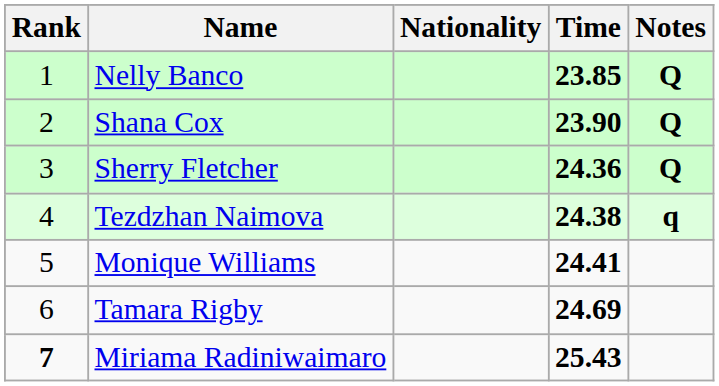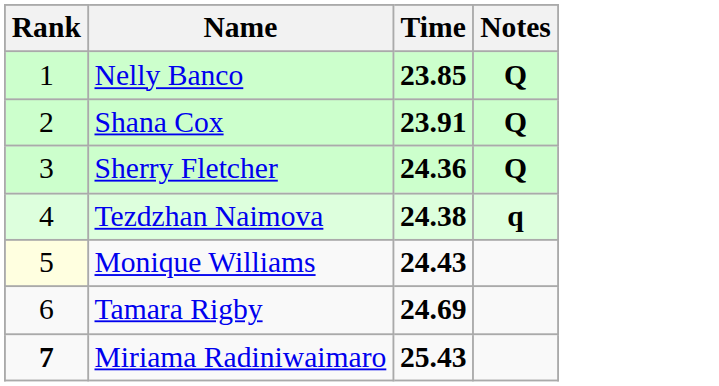- column: (471, 27)
(588, 121) 23.90 -> (433, 121) 23.91
(46, 262) no background -> (46, 262) lightyellow background
(588, 262) 24.41 -> (433, 262) 24.43
